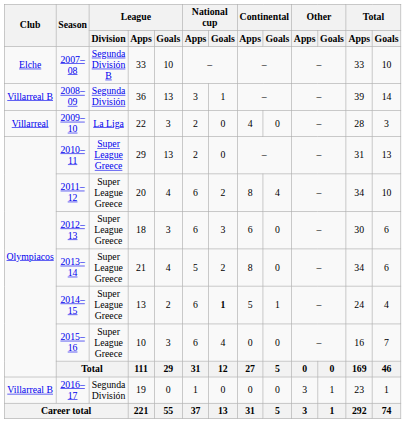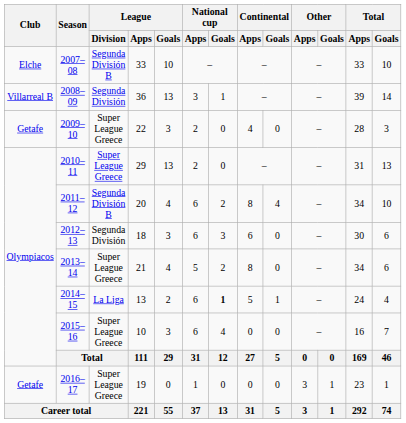(30, 123) Villarreal -> (30, 129) Getafe
(109, 123) La Liga -> (109, 129) Super League Greece
(109, 192) Super League Greece -> (109, 203) Segunda División B
(109, 230) Super League Greece -> (109, 235) Segunda División
(109, 305) Super League Greece -> (109, 299) La Liga
(30, 390) Villarreal B -> (30, 384) Getafe
(109, 390) Segunda División -> (109, 384) Super League Greece
